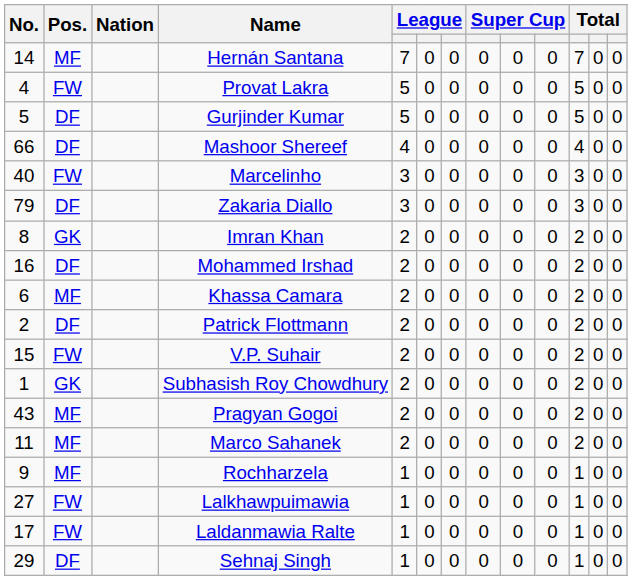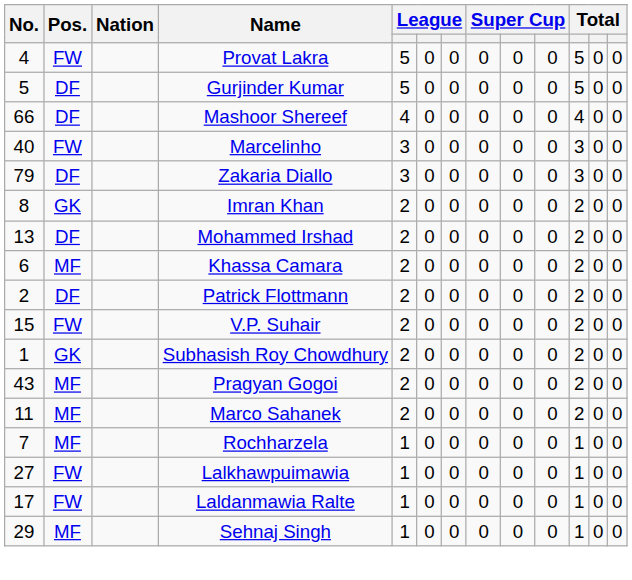- row: (275, 58)
(24, 265) 16 -> (24, 235) 13
(24, 472) 9 -> (24, 443) 7
(67, 561) DF -> (67, 531) MF
